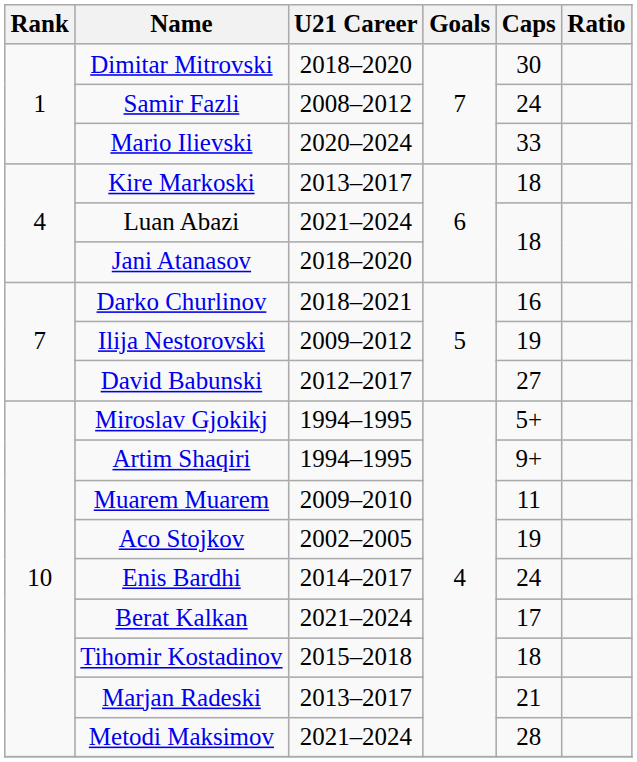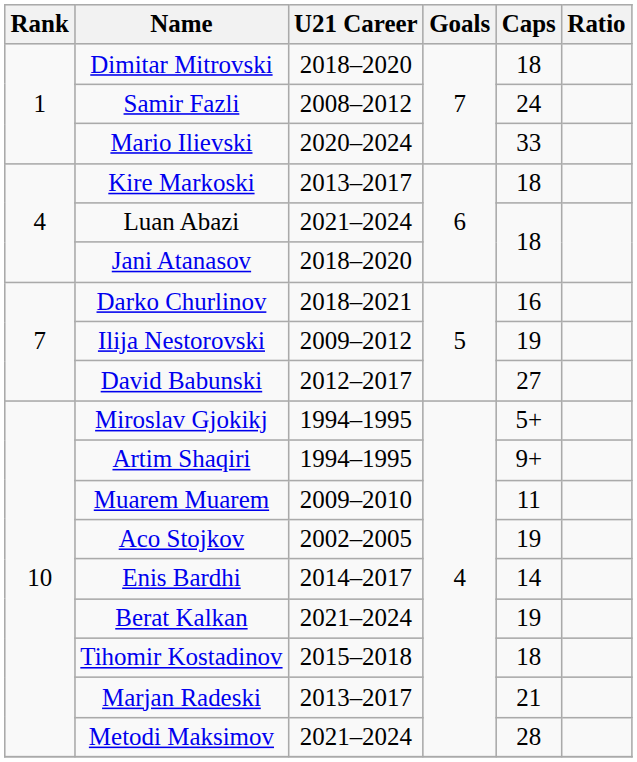(529, 63) 30 -> (529, 63) 18
(529, 578) 24 -> (529, 578) 14
(529, 618) 17 -> (529, 618) 19
